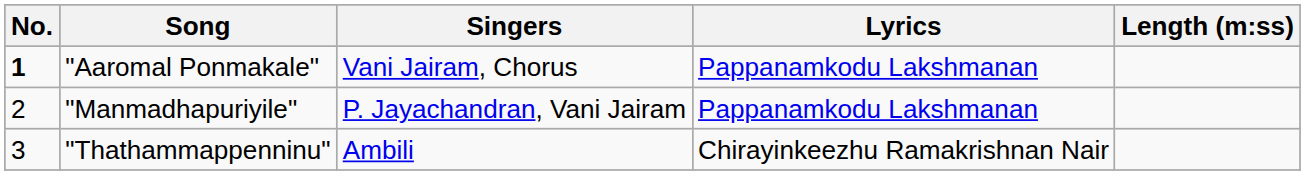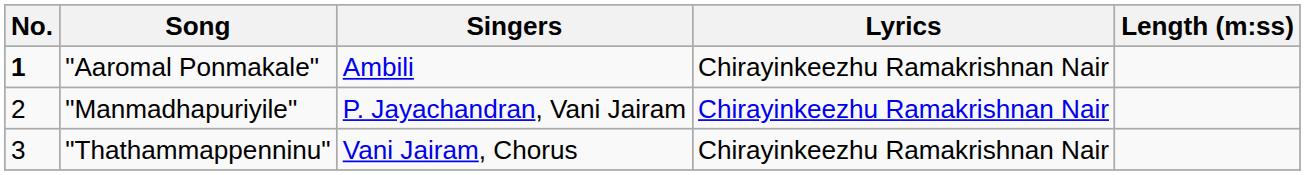(460, 67) Vani Jairam, Chorus -> (378, 67) Ambili
(868, 67) Pappanamkodu Lakshmanan -> (904, 67) Chirayinkeezhu Ramakrishnan Nair
(868, 109) Pappanamkodu Lakshmanan -> (904, 109) Chirayinkeezhu Ramakrishnan Nair
(378, 150) Ambili -> (460, 150) Vani Jairam, Chorus
